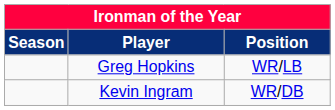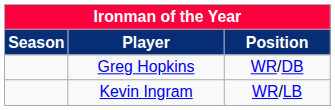(277, 67) WR/LB -> (277, 67) WR/DB
(277, 92) WR/DB -> (277, 92) WR/LB
